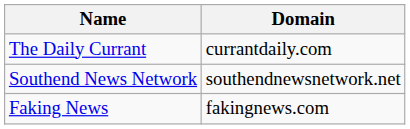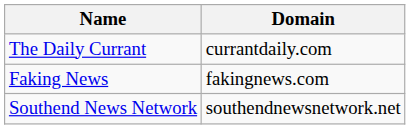rows swapped: (59, 108) <-> (103, 78)
